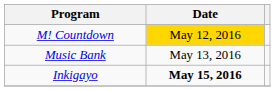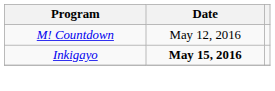(205, 34) gold background -> (205, 34) no background
- row: (75, 55)
